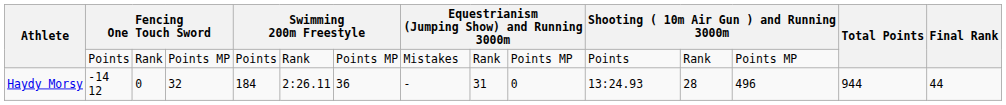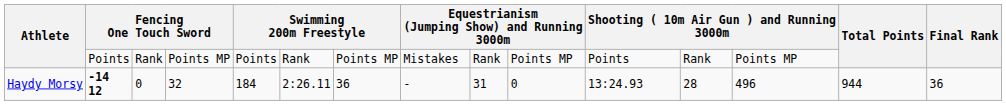(99, 84) normal -> (99, 84) bold
(936, 84) 44 -> (936, 84) 36
